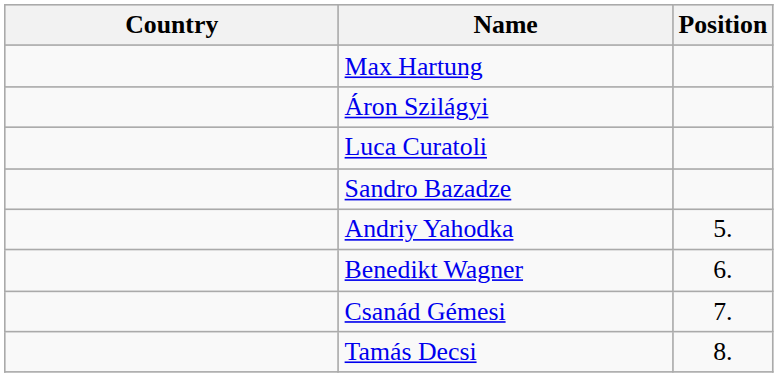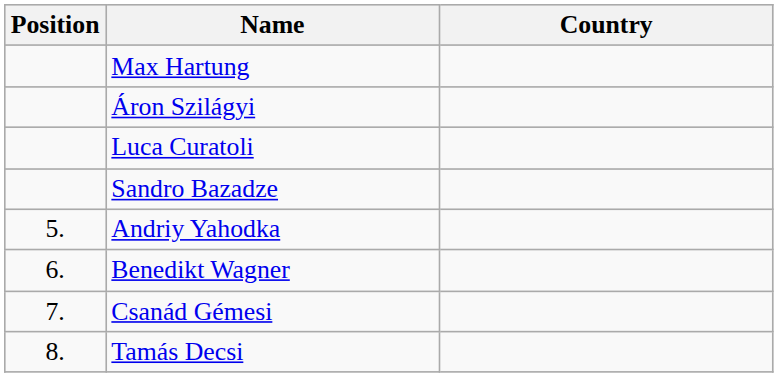columns swapped: (723, 24) <-> (172, 24)
